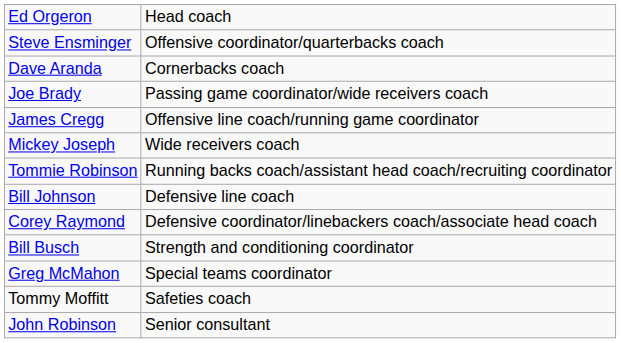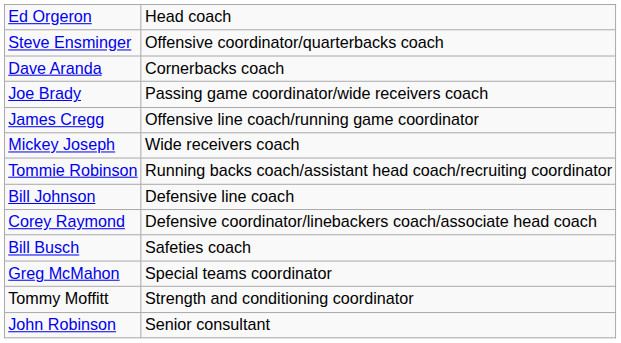(279, 247) Strength and conditioning coordinator -> (198, 247) Safeties coach
(198, 299) Safeties coach -> (279, 299) Strength and conditioning coordinator
